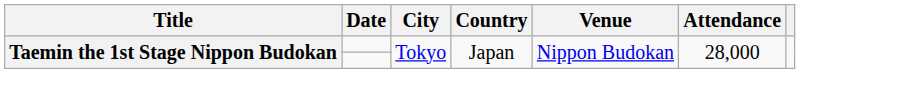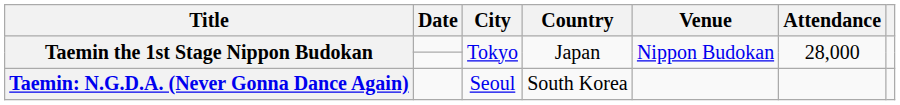+ row: (209, 83)
